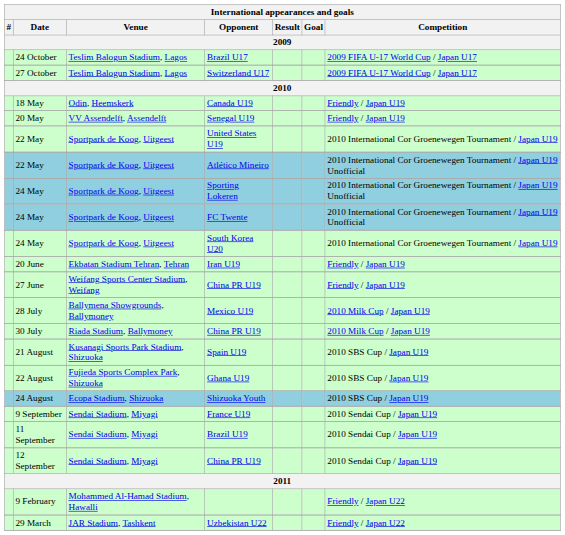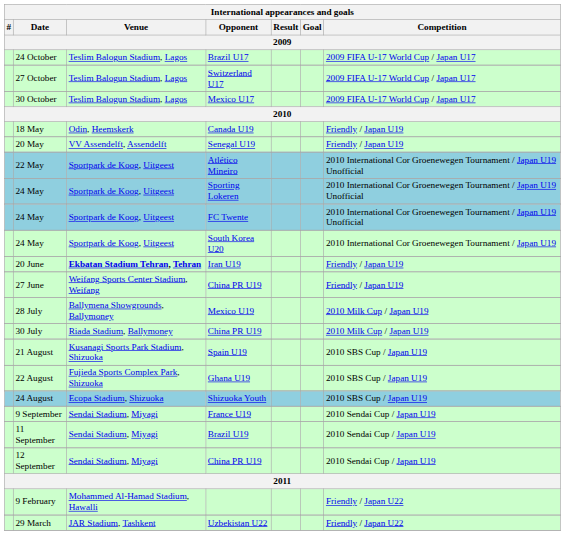+ row: (36, 99)
- row: (30, 139)
(129, 264) normal -> (135, 264) bold
